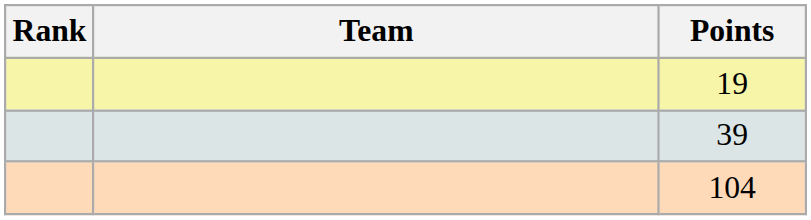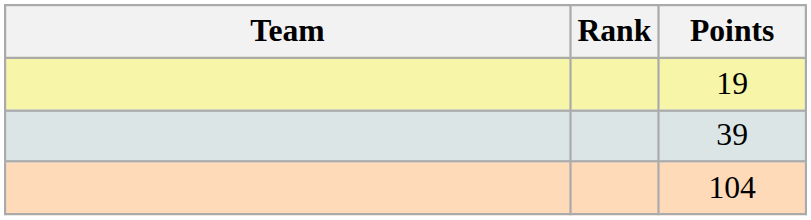columns swapped: (49, 31) <-> (376, 31)
